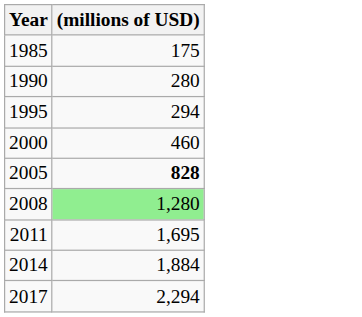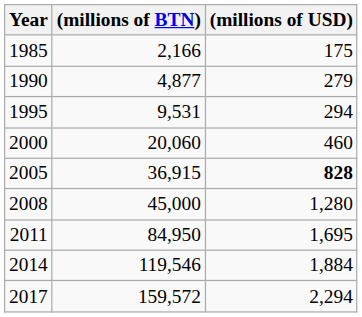+ column: (129, 19)
(185, 81) 280 -> (338, 81) 279
(178, 204) lightgreen background -> (331, 204) no background
